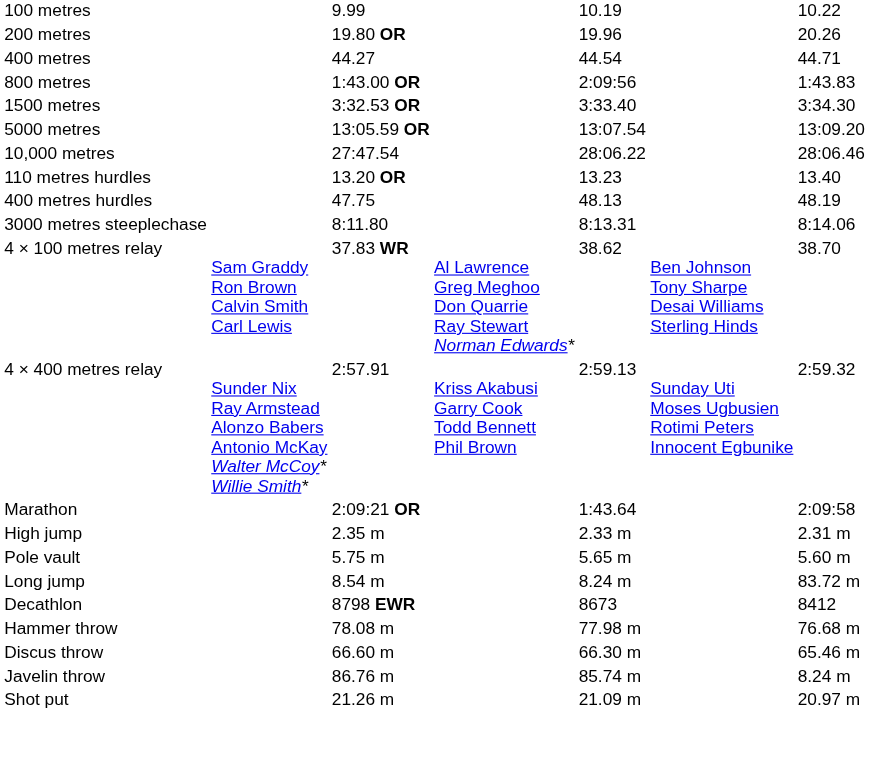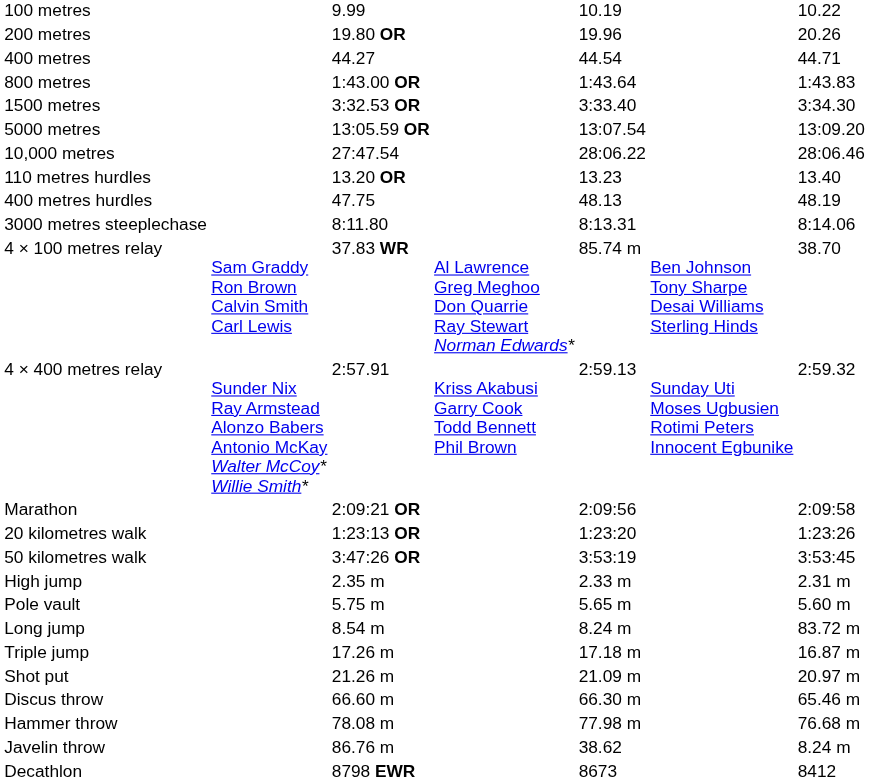(607, 82) 2:09:56 -> (607, 82) 1:43.64
(600, 248) 38.62 -> (610, 248) 85.74 m
(607, 509) 1:43.64 -> (607, 509) 2:09:56
+ row: (75, 533)
+ row: (75, 557)
+ row: (47, 652)
rows swapped: (36, 699) <-> (43, 604)
rows swapped: (54, 652) <-> (61, 628)
(610, 676) 85.74 m -> (600, 747) 38.62
